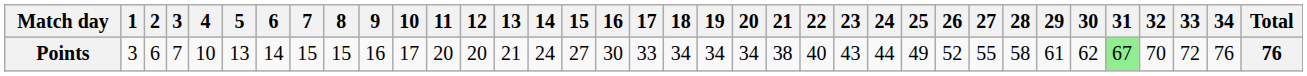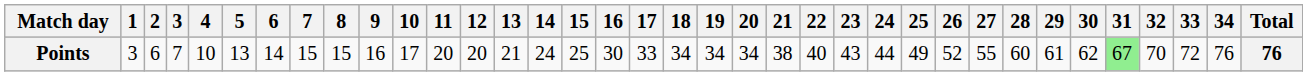(579, 53) 27 -> (579, 53) 25
(1020, 53) 58 -> (1020, 53) 60
